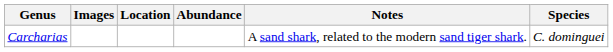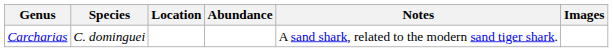columns swapped: (569, 15) <-> (94, 15)
